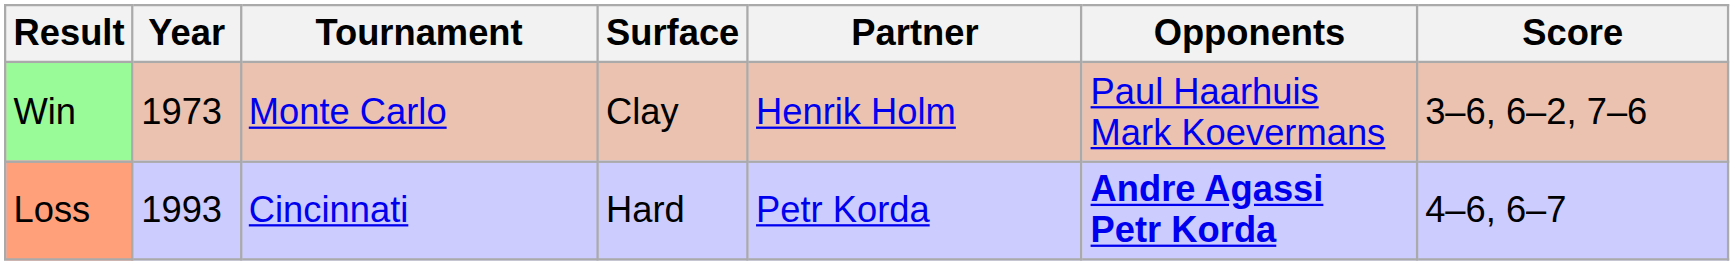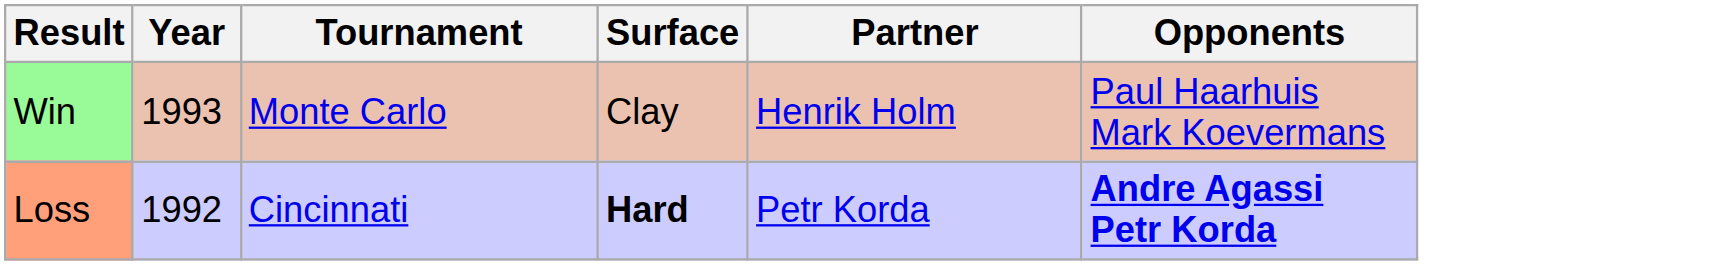- column: (1573, 33)
(182, 111) 1973 -> (182, 111) 1993
(182, 209) 1993 -> (182, 209) 1992
(645, 209) normal -> (647, 209) bold
